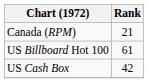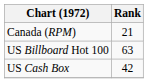(127, 50) 61 -> (127, 50) 63
